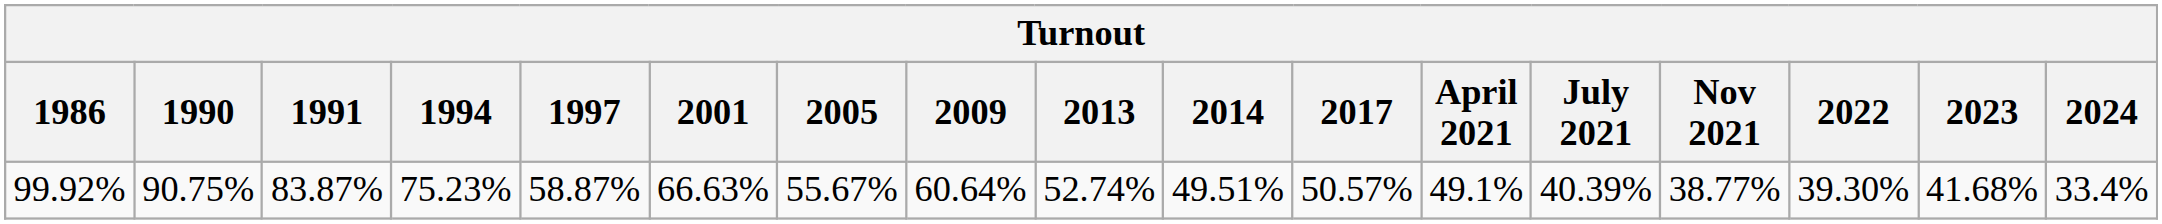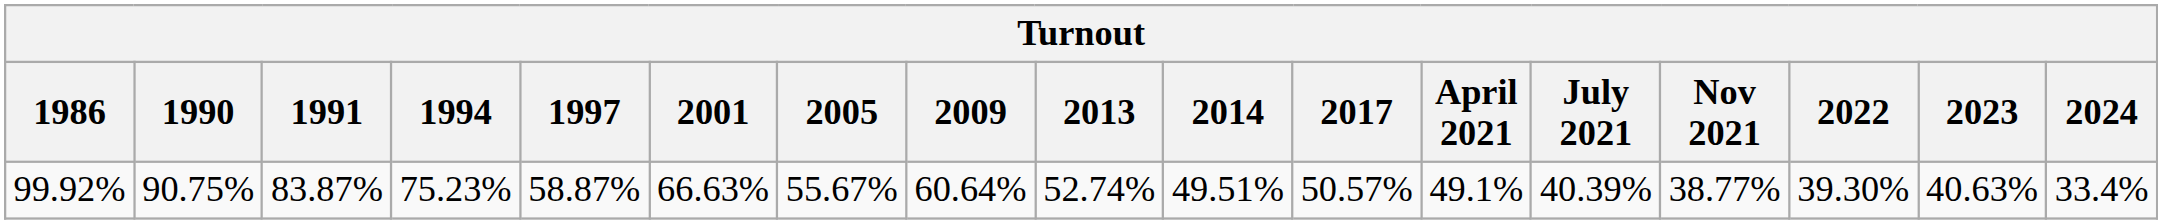(1982, 189) 41.68% -> (1982, 189) 40.63%
